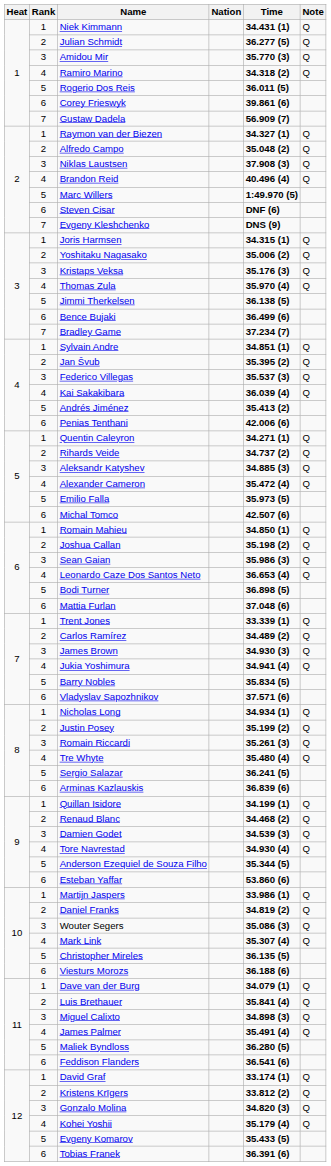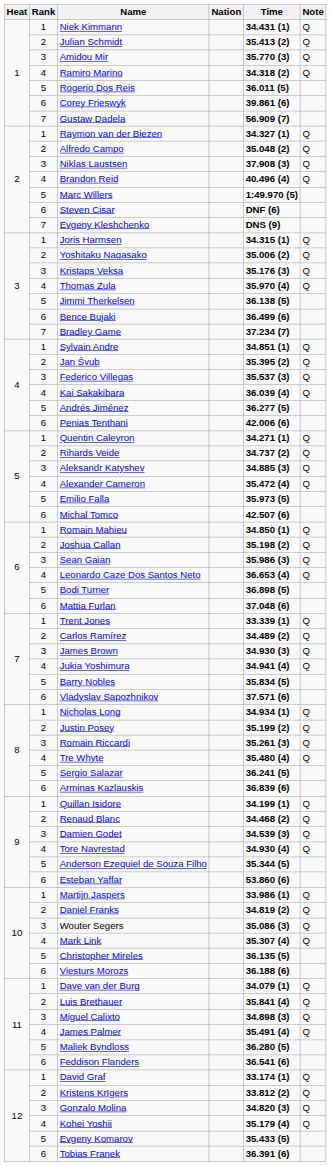(268, 42) 36.277 (5) -> (268, 42) 35.413 (2)
(268, 407) 35.413 (2) -> (268, 407) 36.277 (5)
